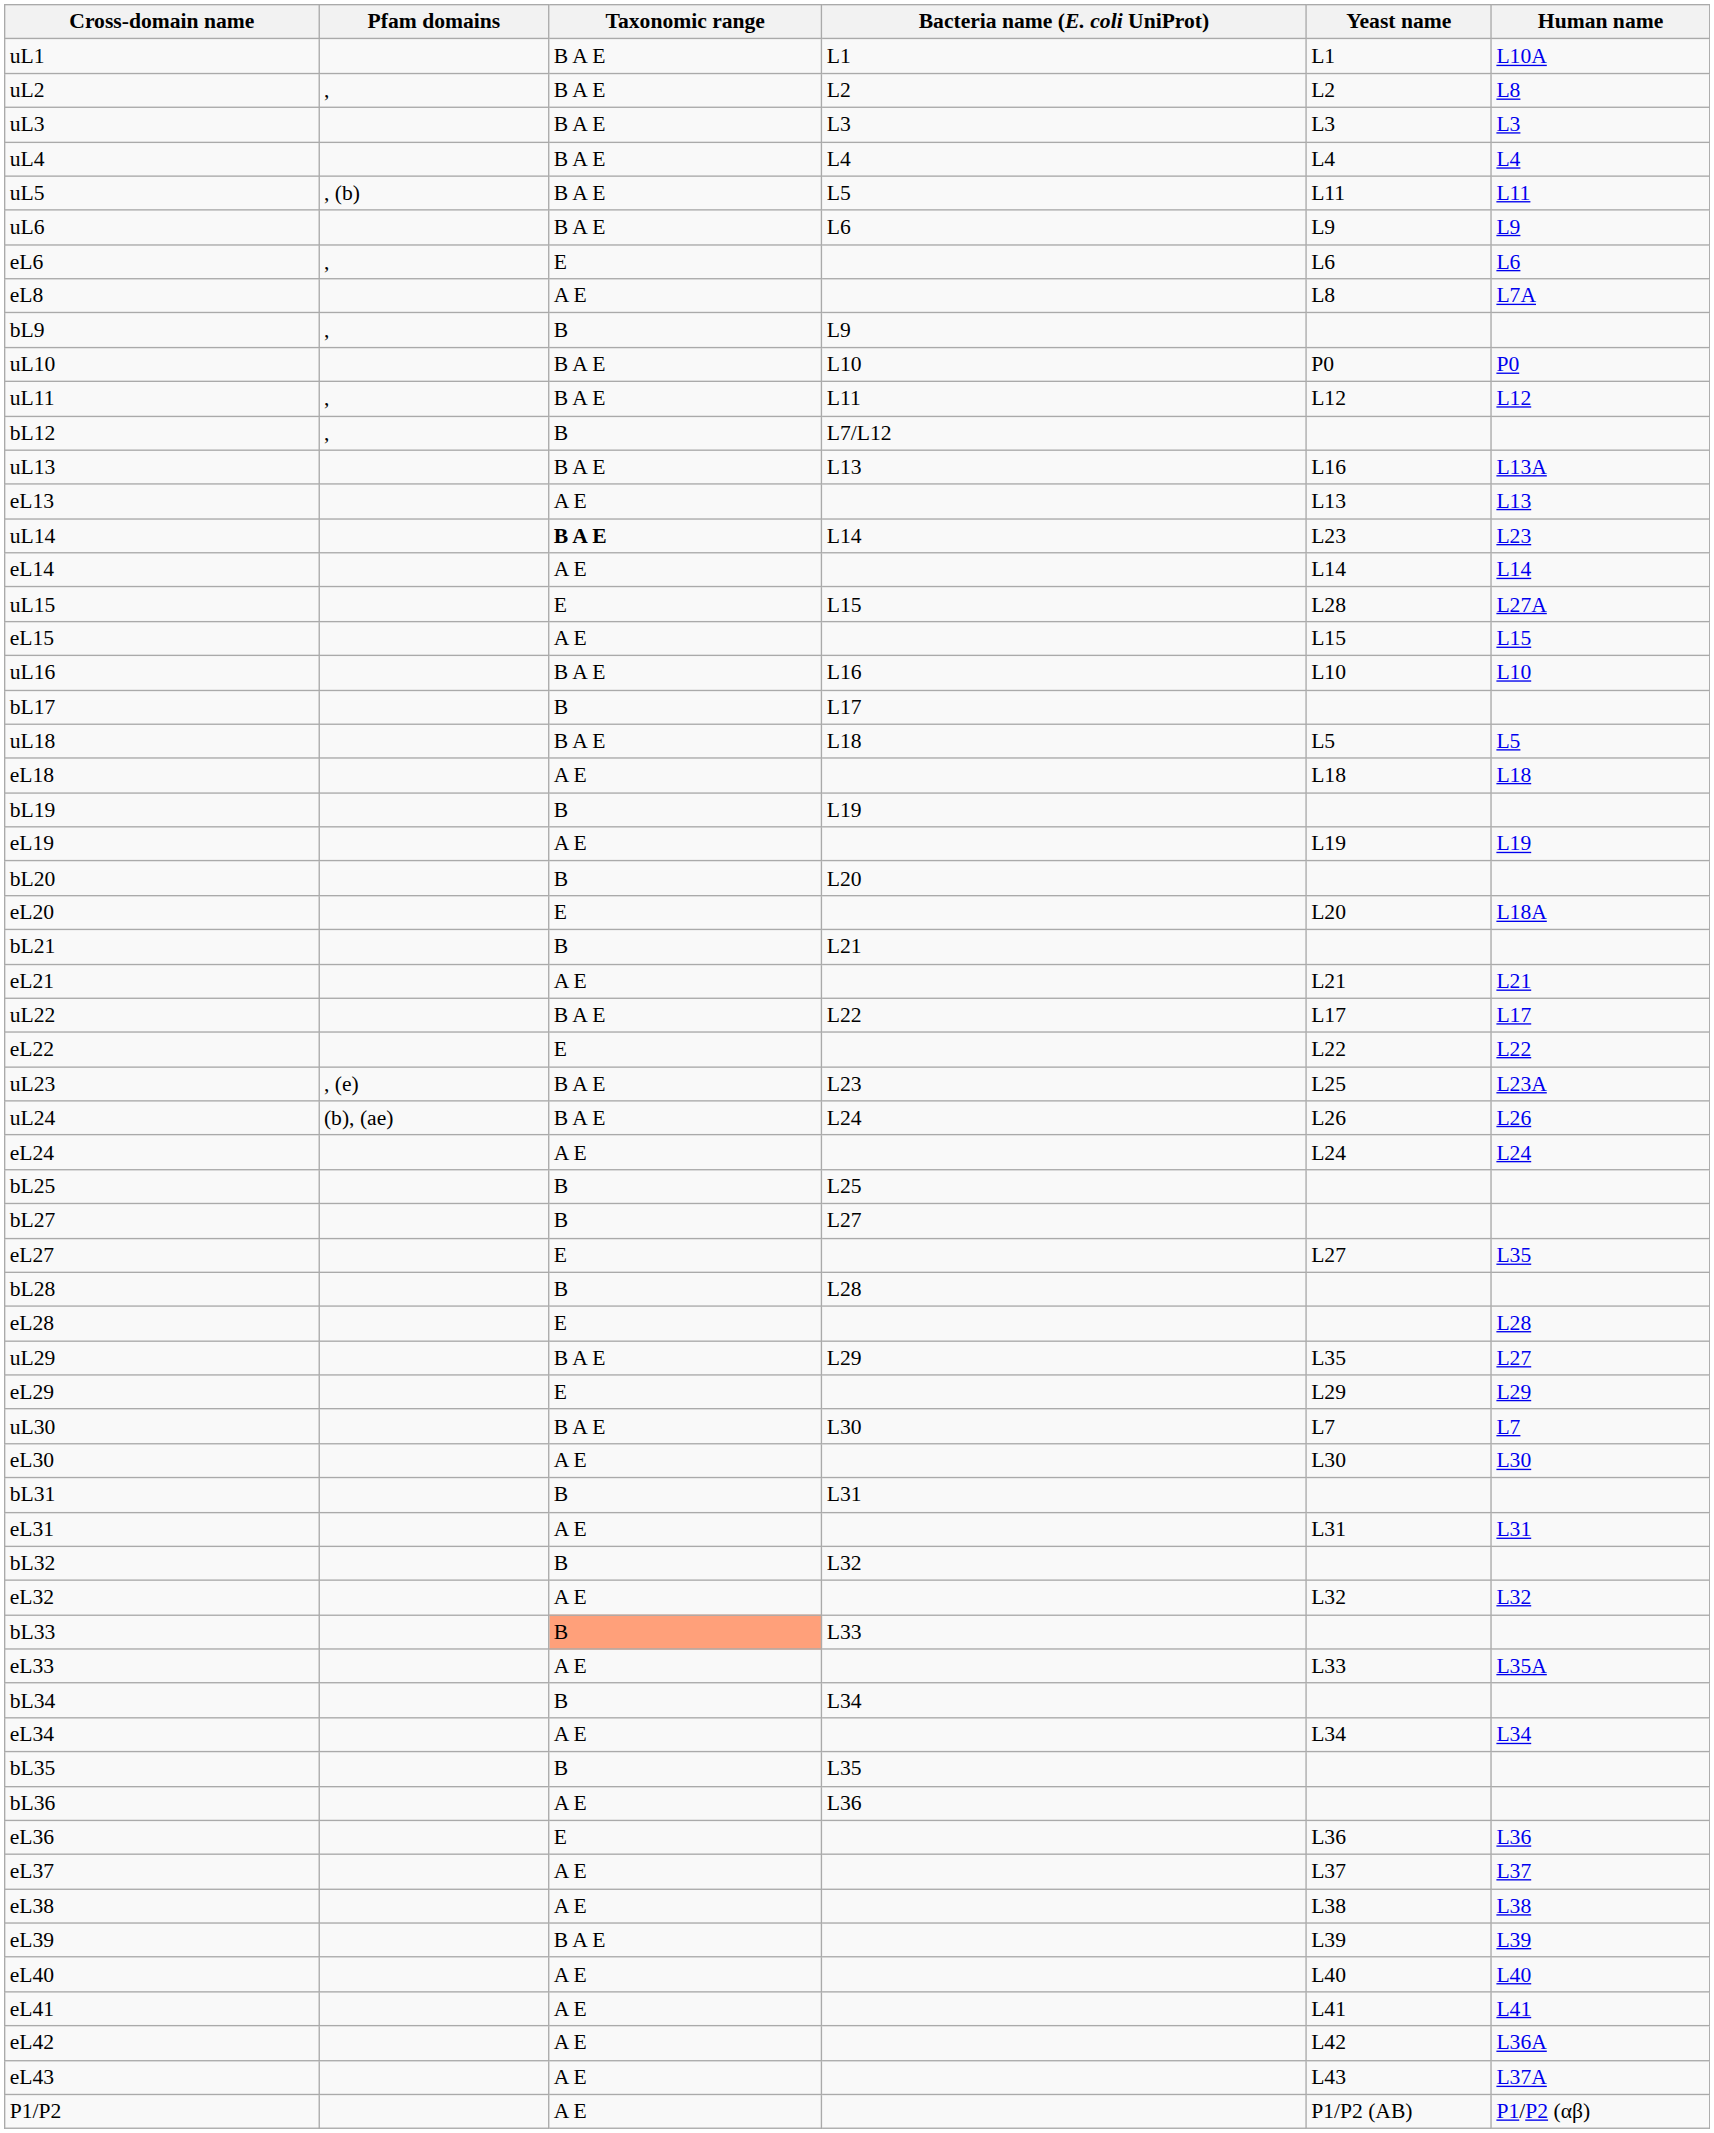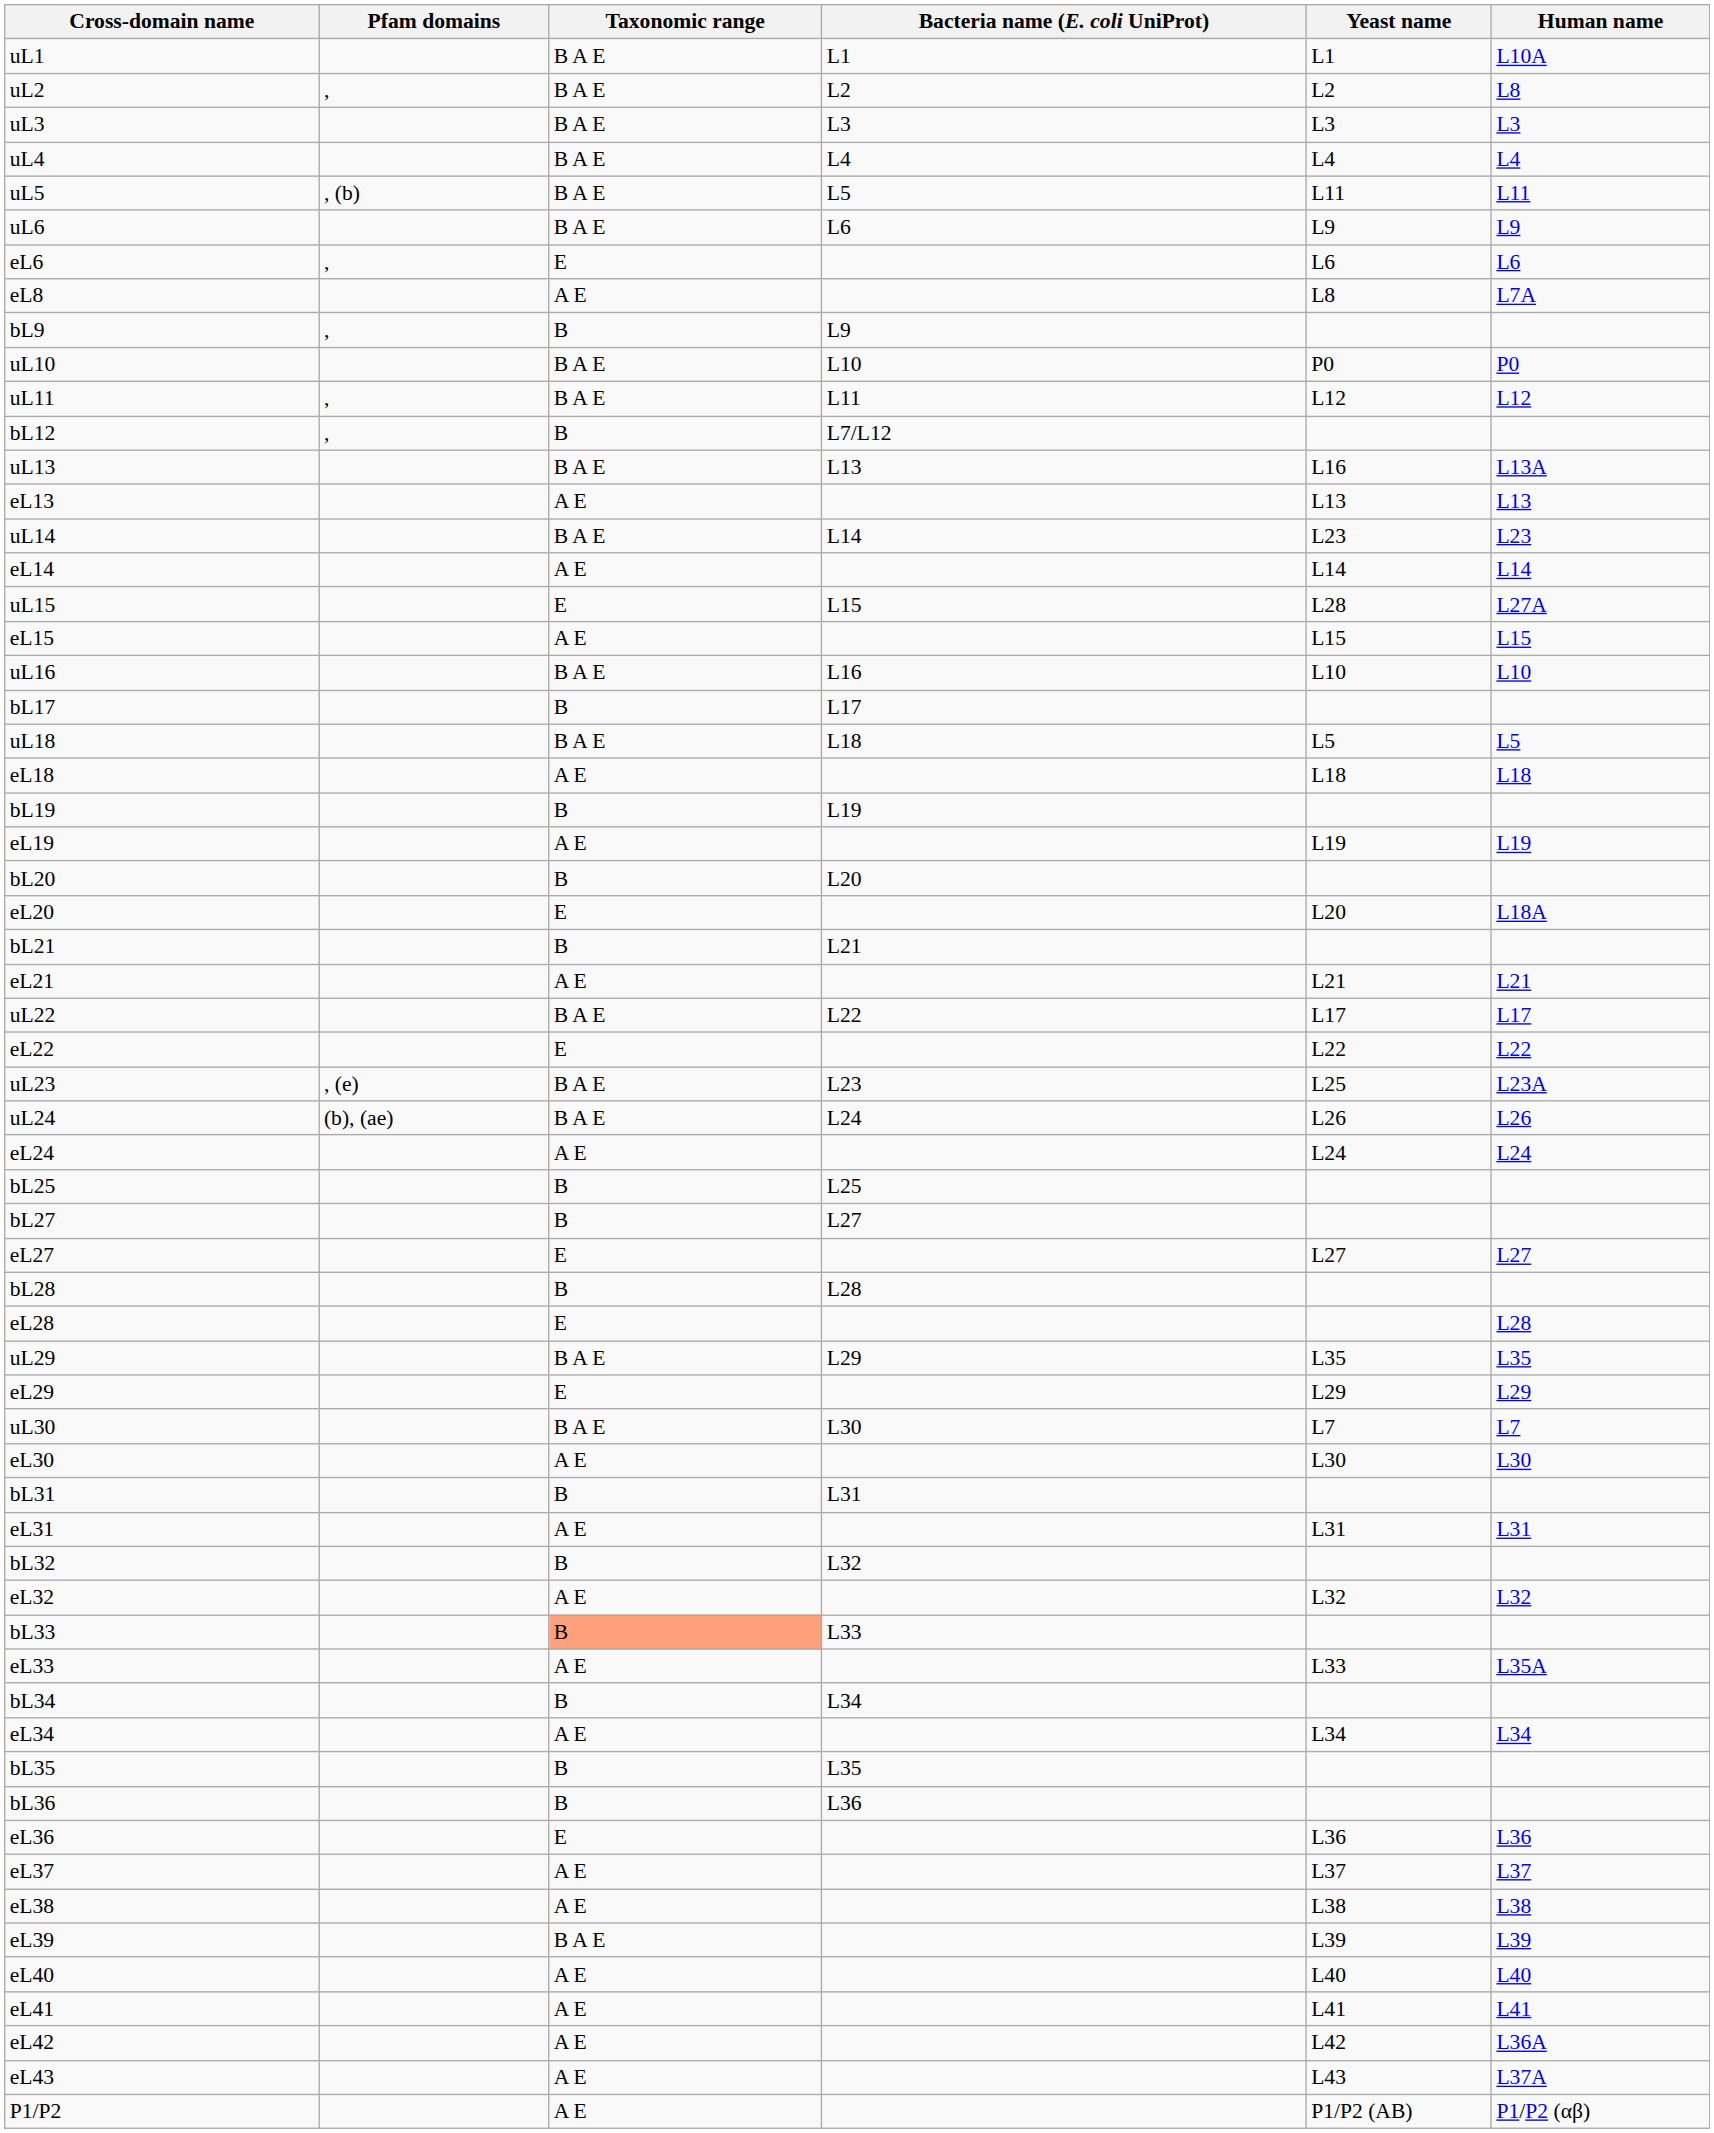(580, 535) bold -> (580, 535) normal
(1514, 1254) L35 -> (1514, 1254) L27
(1514, 1357) L27 -> (1514, 1357) L35
(570, 1802) A E -> (561, 1802) B
